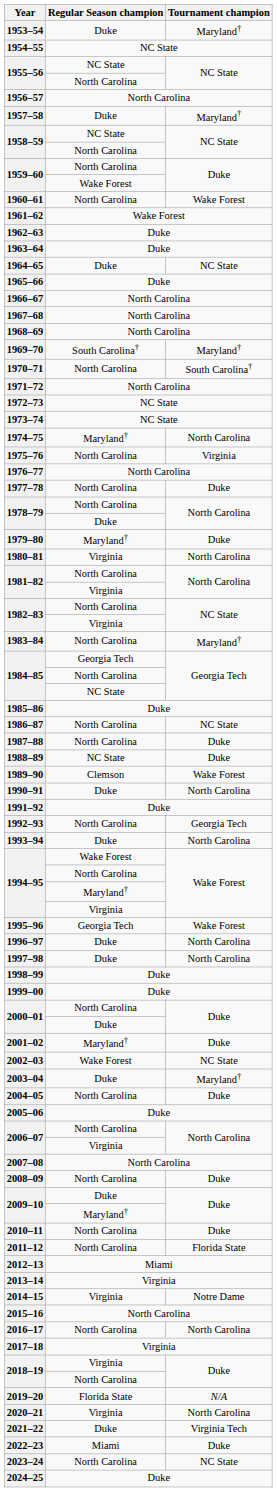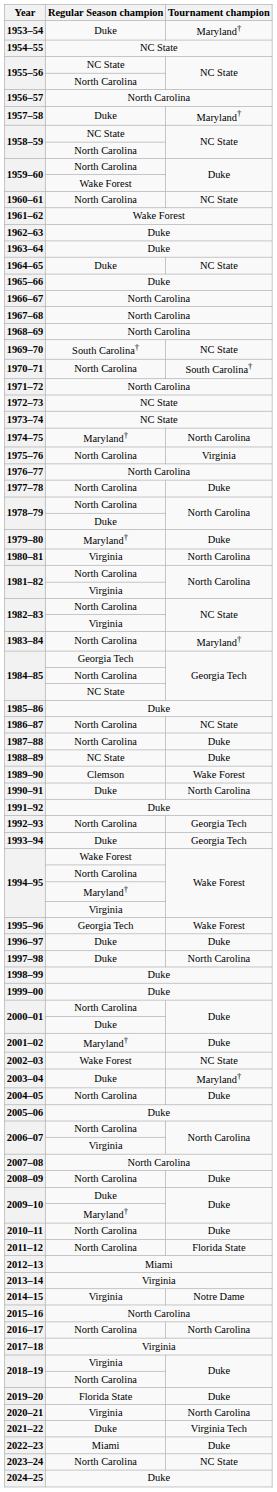(219, 199) Wake Forest -> (219, 199) NC State
(219, 349) Maryland† -> (219, 349) NC State
(219, 840) North Carolina -> (219, 840) Georgia Tech
(219, 942) North Carolina -> (219, 942) Duke
(219, 1396) N/A -> (219, 1396) Duke
